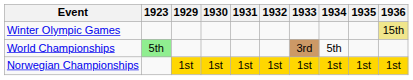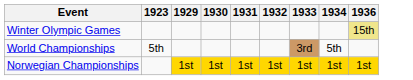- column: (364, 13)
(156, 48) lightgreen background -> (156, 48) no background
